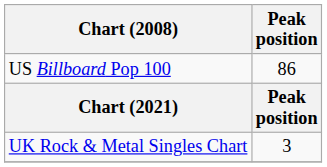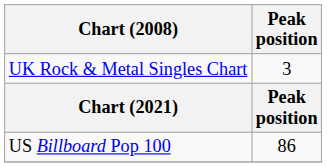rows swapped: (90, 68) <-> (128, 146)
